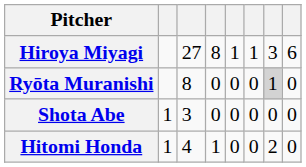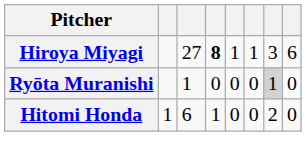(216, 51) normal -> (216, 51) bold
(187, 83) 8 -> (187, 83) 1
- row: (81, 114)
(187, 146) 4 -> (187, 114) 6
